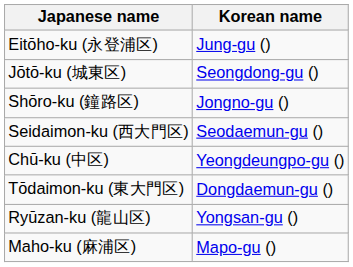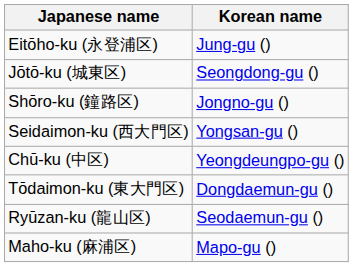(260, 131) Seodaemun-gu () -> (247, 131) Yongsan-gu ()
(247, 218) Yongsan-gu () -> (260, 218) Seodaemun-gu ()
